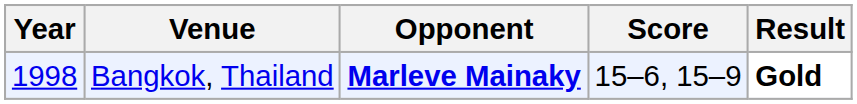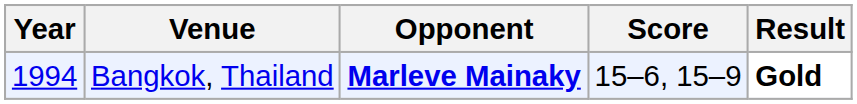(45, 75) 1998 -> (45, 75) 1994
